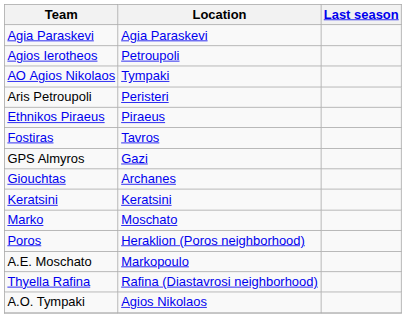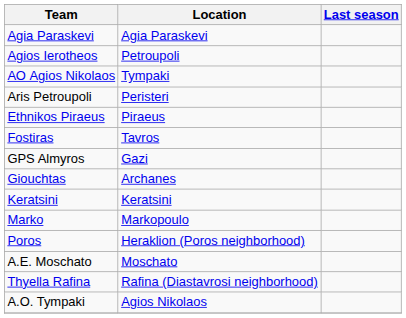(149, 220) Moschato -> (155, 220) Markopoulo
(155, 261) Markopoulo -> (149, 261) Moschato
